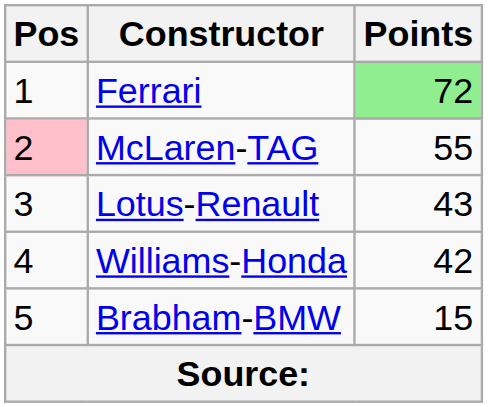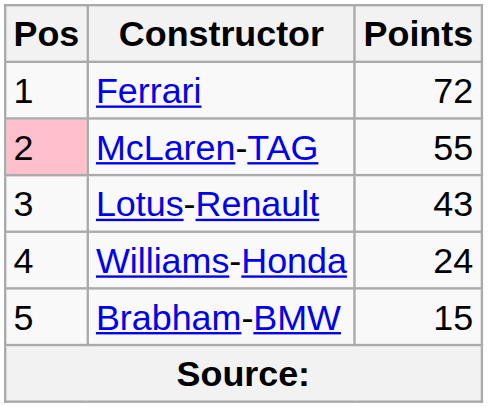(453, 91) lightgreen background -> (453, 91) no background
(453, 261) 42 -> (453, 261) 24
